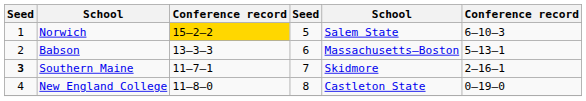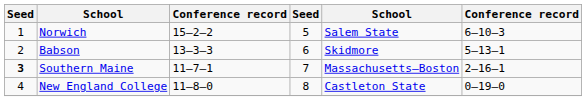(193, 32) gold background -> (193, 32) no background
(392, 50) Massachusetts–Boston -> (351, 50) Skidmore
(351, 68) Skidmore -> (392, 68) Massachusetts–Boston
